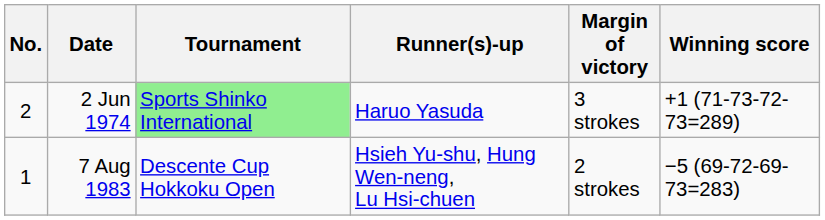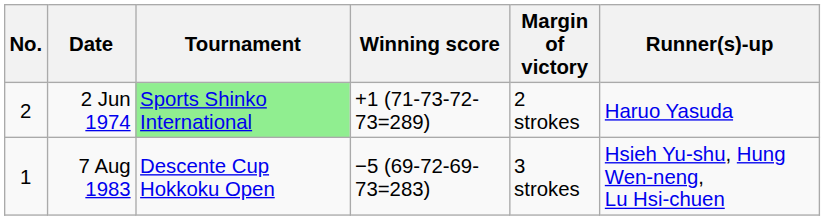columns swapped: (740, 44) <-> (460, 44)
(607, 110) 3 strokes -> (547, 110) 2 strokes
(607, 177) 2 strokes -> (547, 177) 3 strokes
